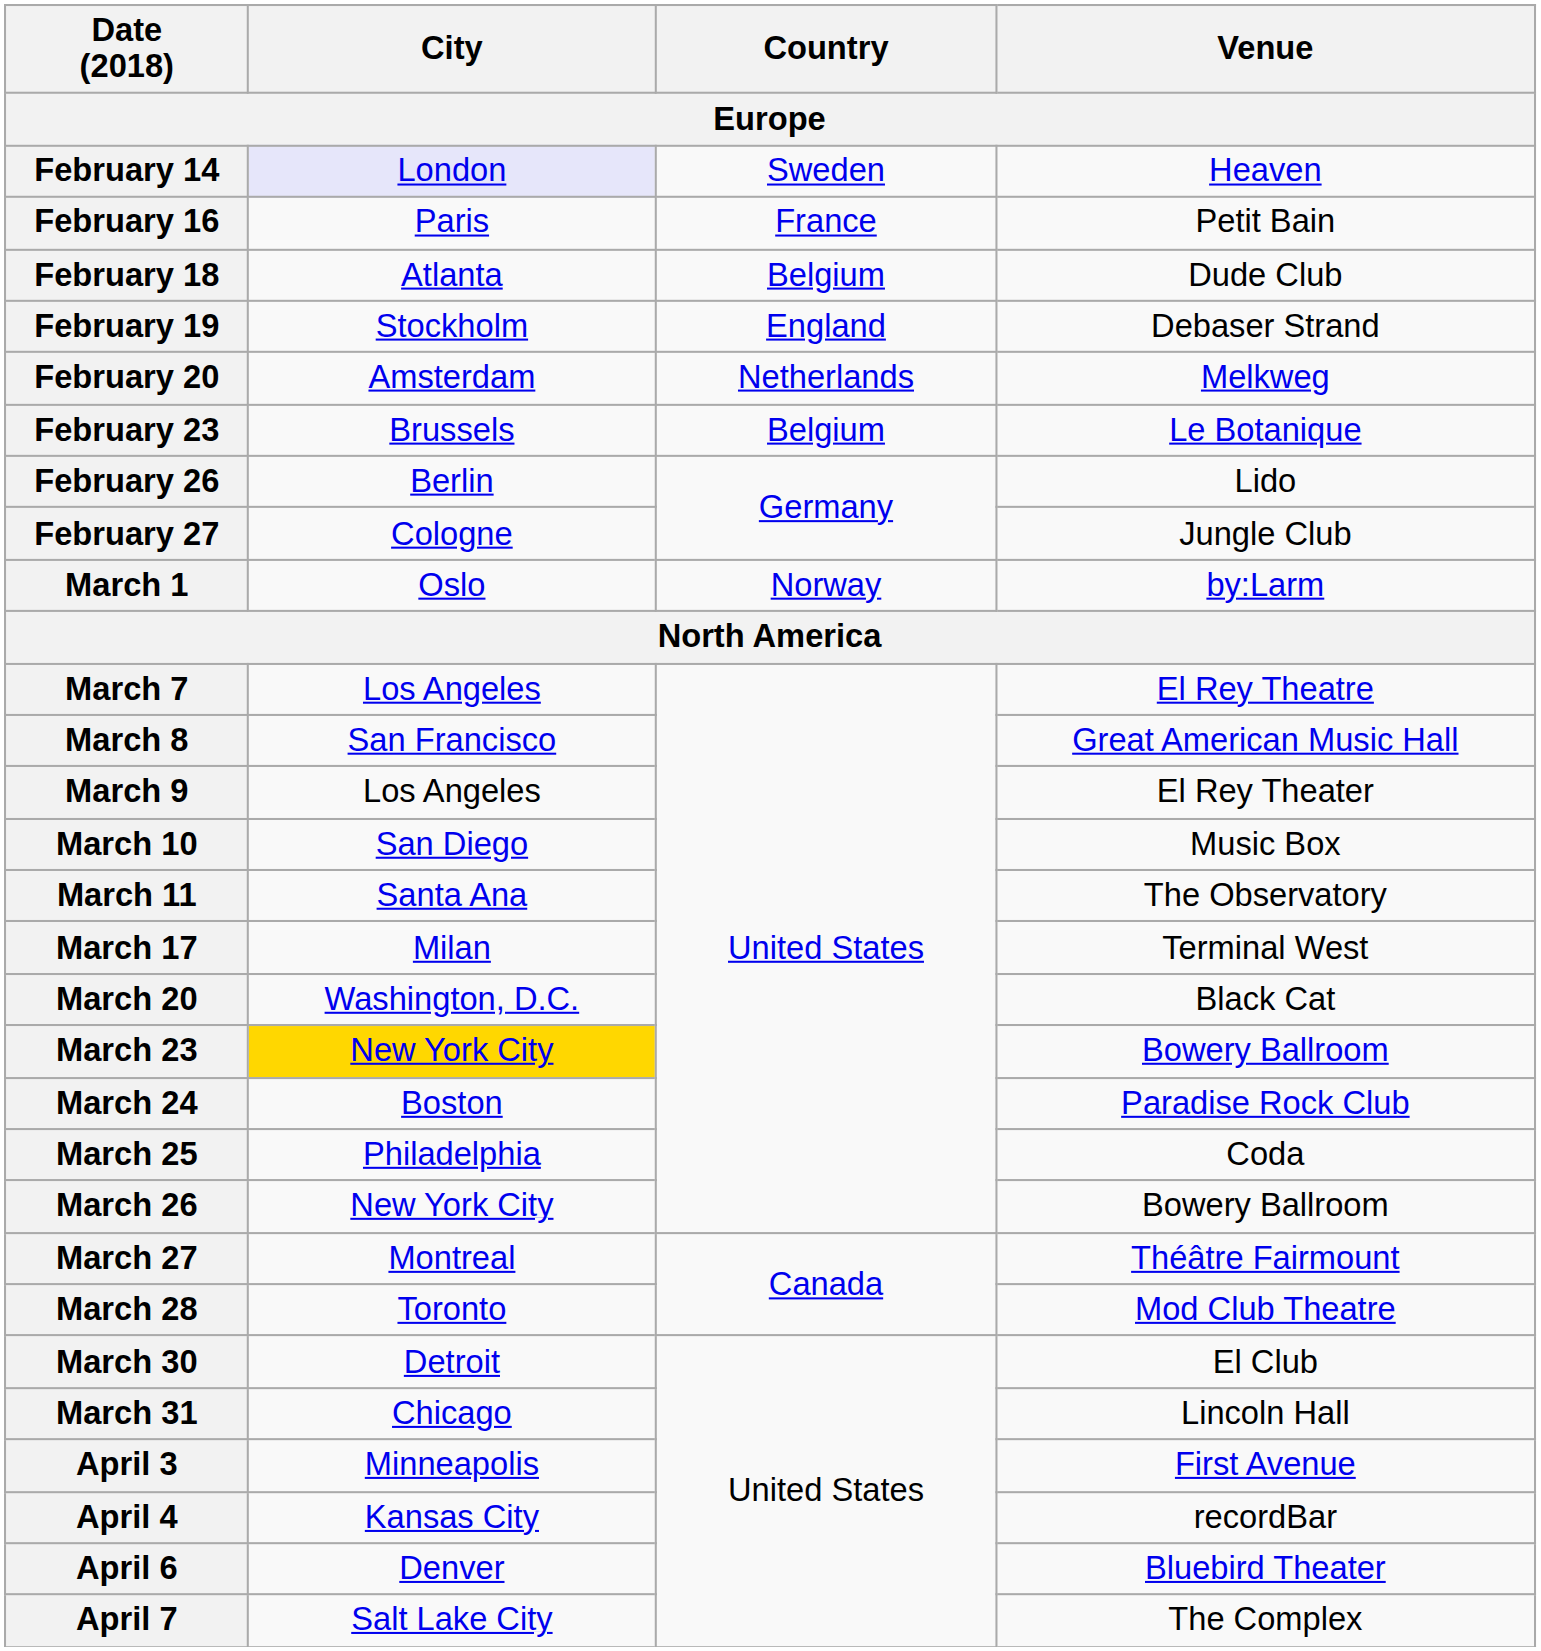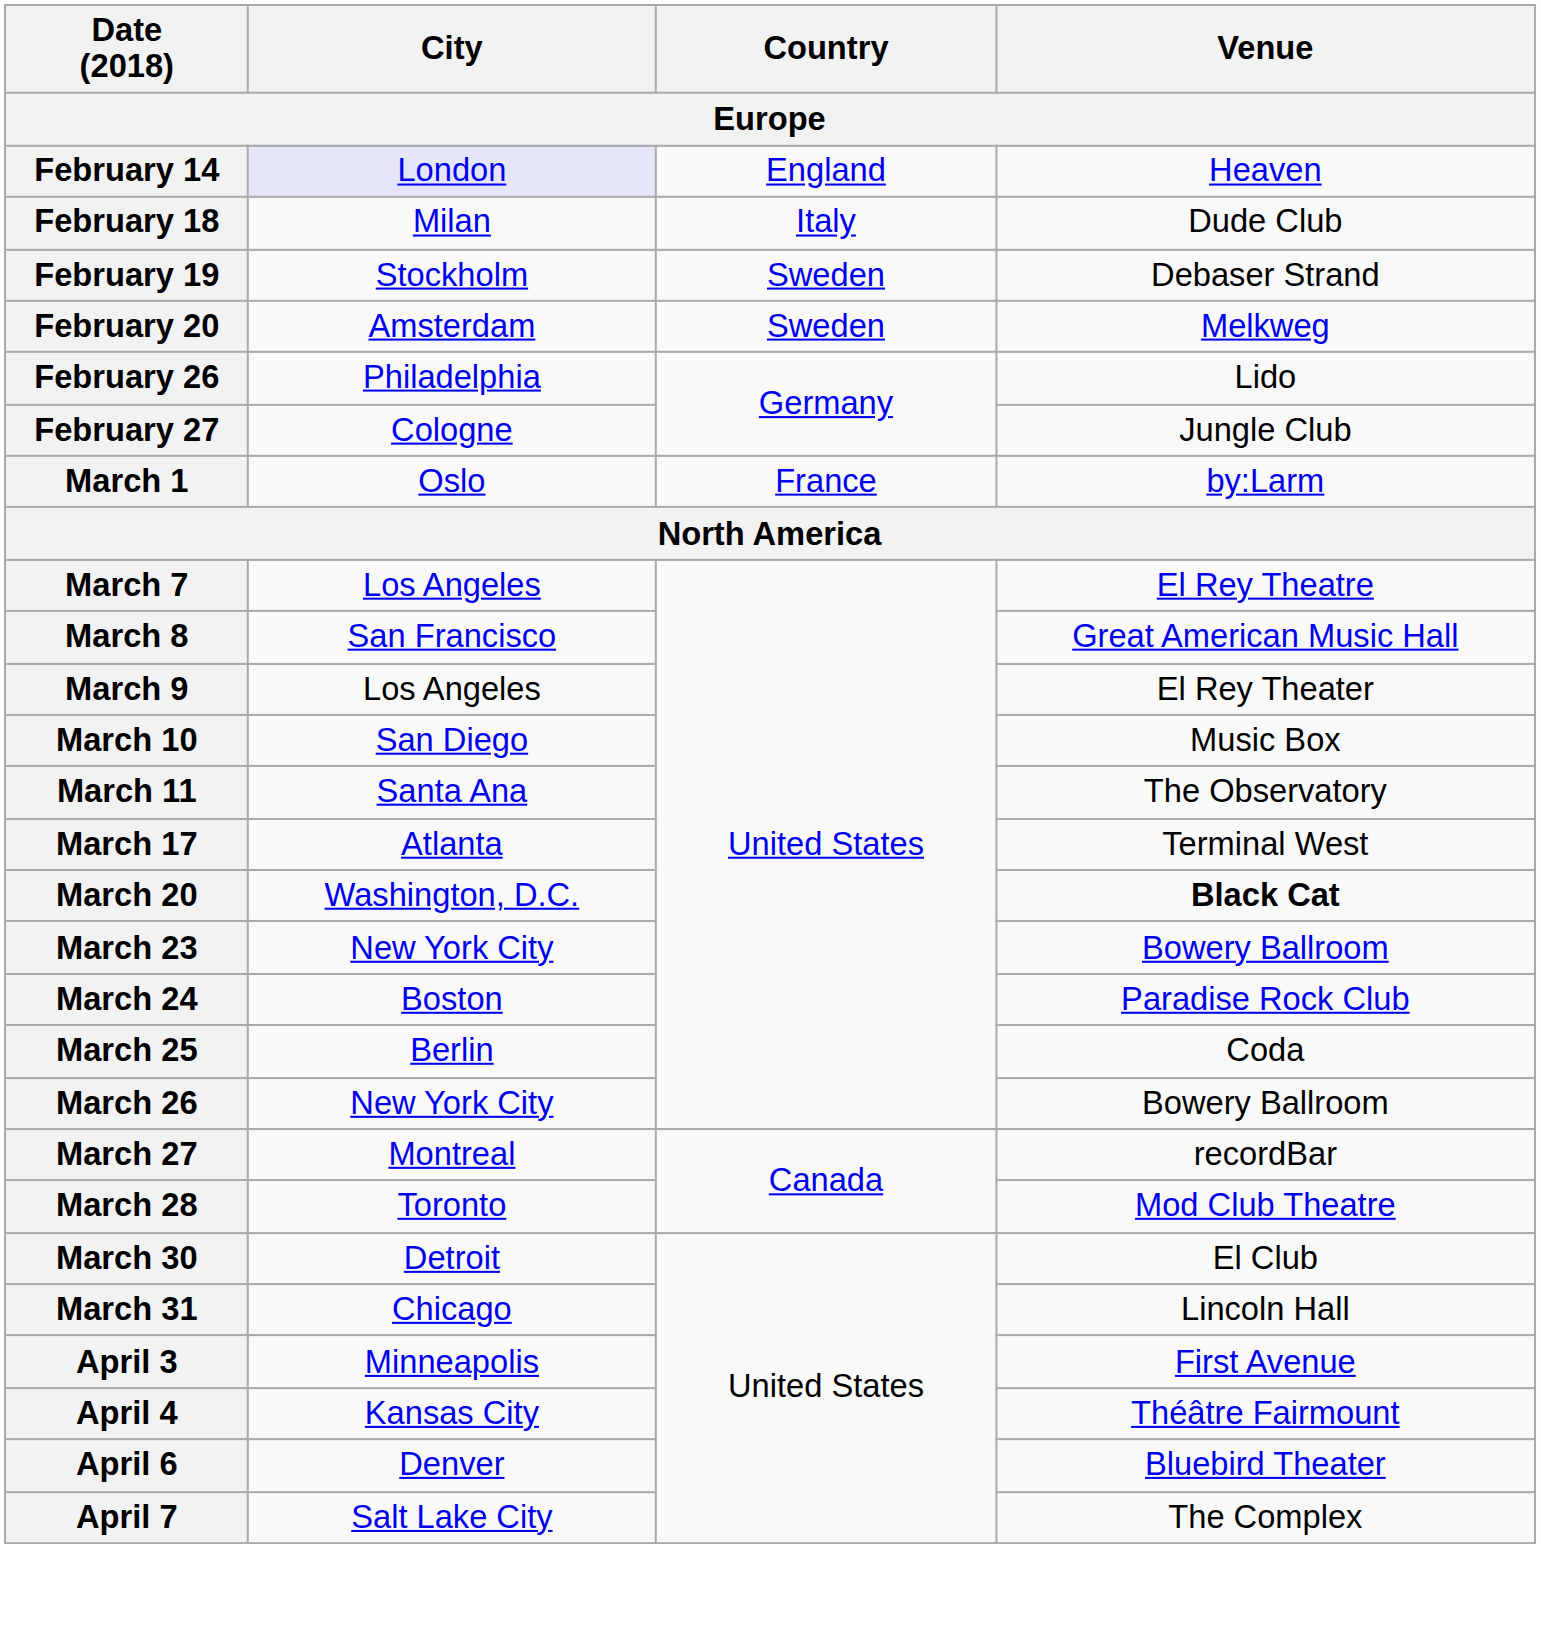(826, 170) Sweden -> (826, 170) England
- row: (127, 222)
(452, 274) Atlanta -> (452, 222) Milan
(826, 274) Belgium -> (826, 222) Italy
(826, 325) England -> (826, 274) Sweden
(826, 377) Netherlands -> (826, 325) Sweden
- row: (127, 429)
(452, 481) Berlin -> (452, 377) Philadelphia
(826, 584) Norway -> (826, 481) France
(452, 947) Milan -> (452, 843) Atlanta
(1265, 998) normal -> (1265, 895) bold
(452, 1050) gold background -> (452, 947) no background
(452, 1154) Philadelphia -> (452, 1050) Berlin
(1265, 1257) Théâtre Fairmount -> (1265, 1154) recordBar
(1265, 1516) recordBar -> (1265, 1412) Théâtre Fairmount
